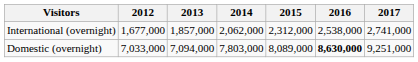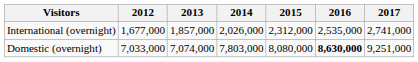(241, 30) 2,062,000 -> (241, 30) 2,026,000
(340, 30) 2,538,000 -> (340, 30) 2,535,000
(192, 48) 7,094,000 -> (192, 48) 7,074,000
(291, 48) 8,089,000 -> (291, 48) 8,080,000
